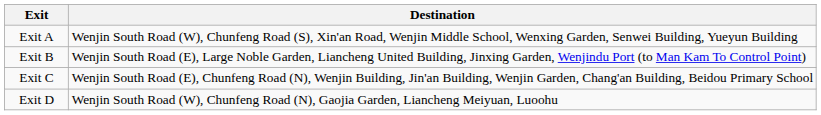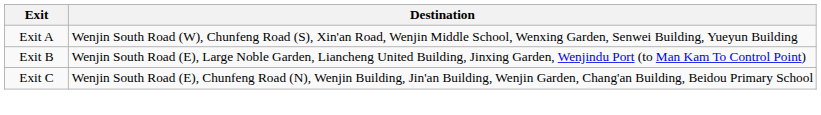- row: (37, 99)
